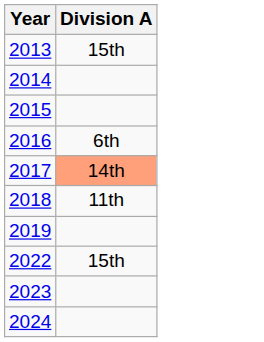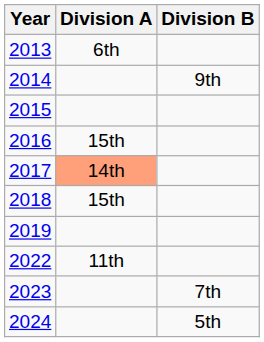+ column: (208, 19)
(106, 49) 15th -> (106, 49) 6th
(106, 140) 6th -> (106, 140) 15th
(106, 200) 11th -> (106, 200) 15th
(106, 261) 15th -> (106, 261) 11th
